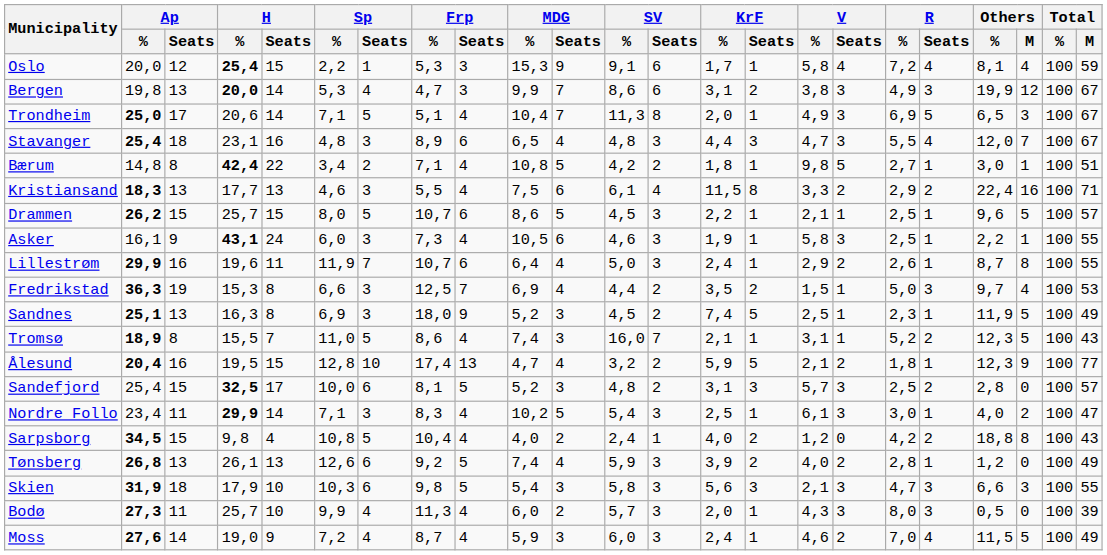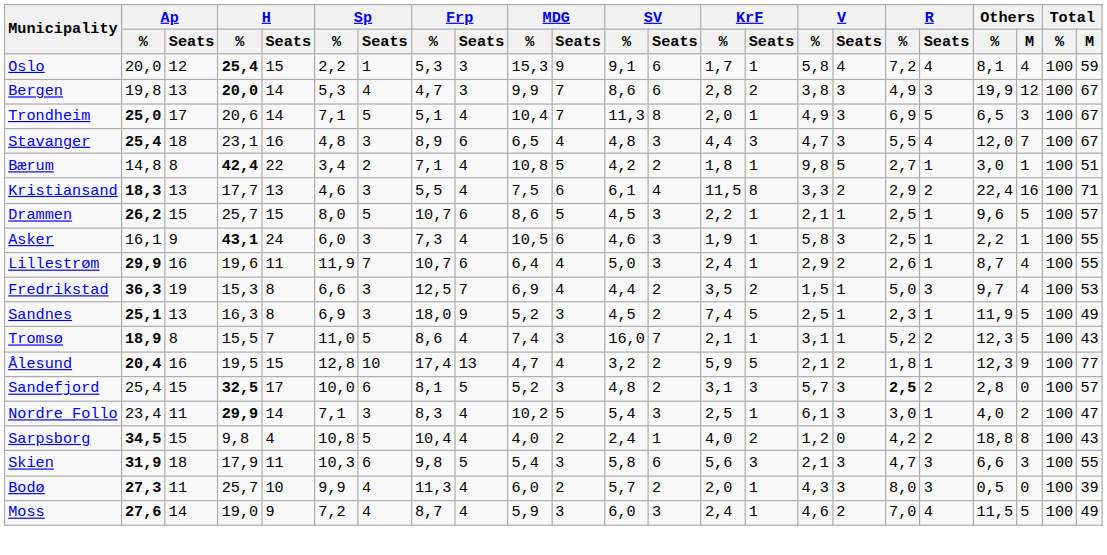(719, 91) 3,1 -> (719, 91) 2,8
(1025, 265) 8 -> (1025, 265) 4
(903, 389) normal -> (903, 389) bold
- row: (45, 463)
(275, 488) 10 -> (275, 463) 11
(657, 488) 3 -> (657, 463) 6
(657, 513) 3 -> (657, 488) 2
